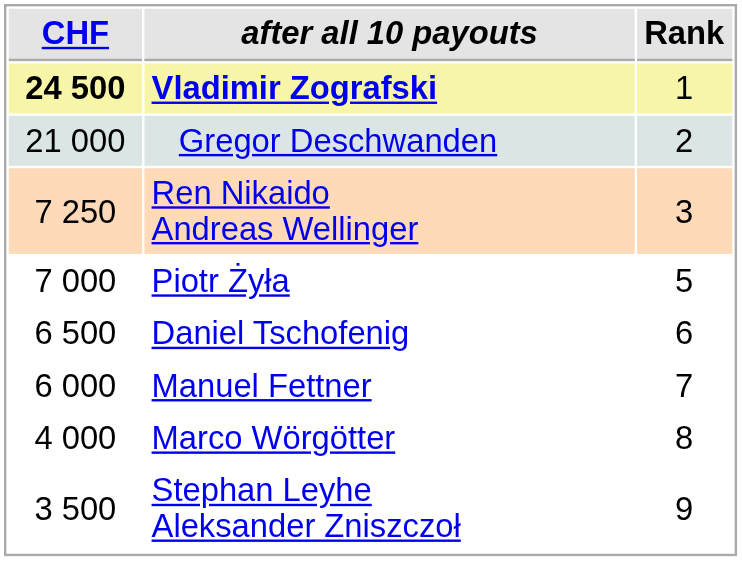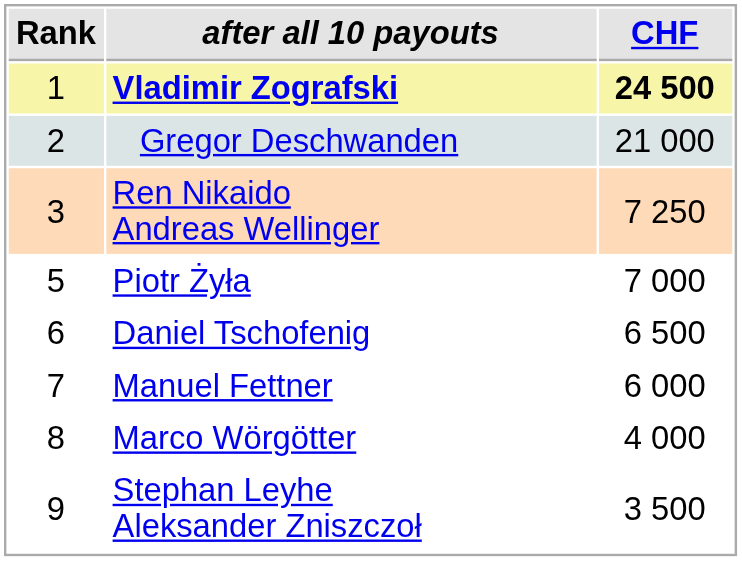columns swapped: (684, 34) <-> (75, 34)
